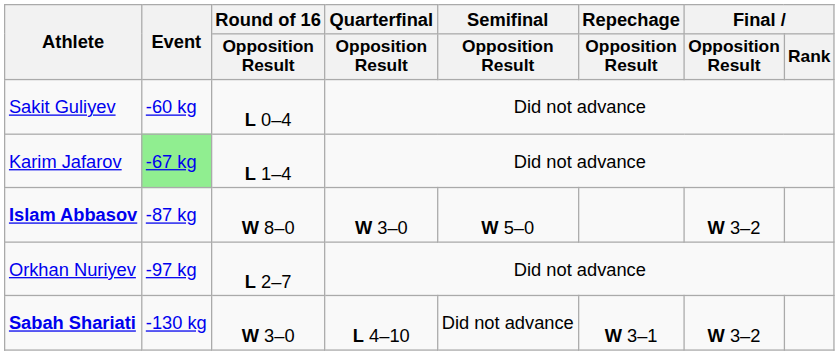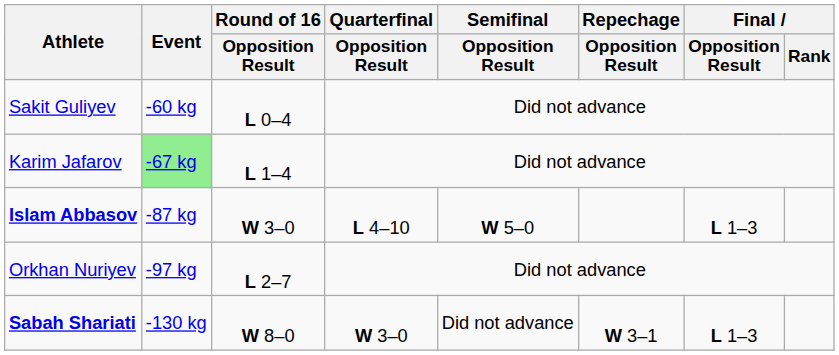(268, 228) W 8–0 -> (268, 228) W 3–0
(381, 228) W 3–0 -> (381, 228) L 4–10
(734, 228) W 3–2 -> (734, 228) L 1–3
(268, 336) W 3–0 -> (268, 336) W 8–0
(381, 336) L 4–10 -> (381, 336) W 3–0
(734, 336) W 3–2 -> (734, 336) L 1–3
